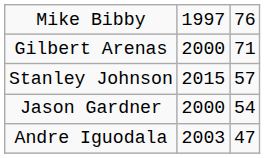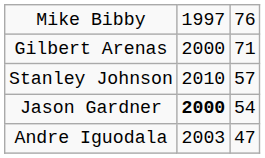(203, 79) 2015 -> (203, 79) 2010
(203, 109) normal -> (203, 109) bold
